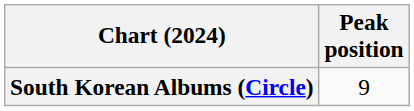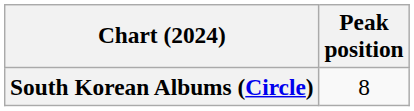(364, 86) 9 -> (364, 86) 8
